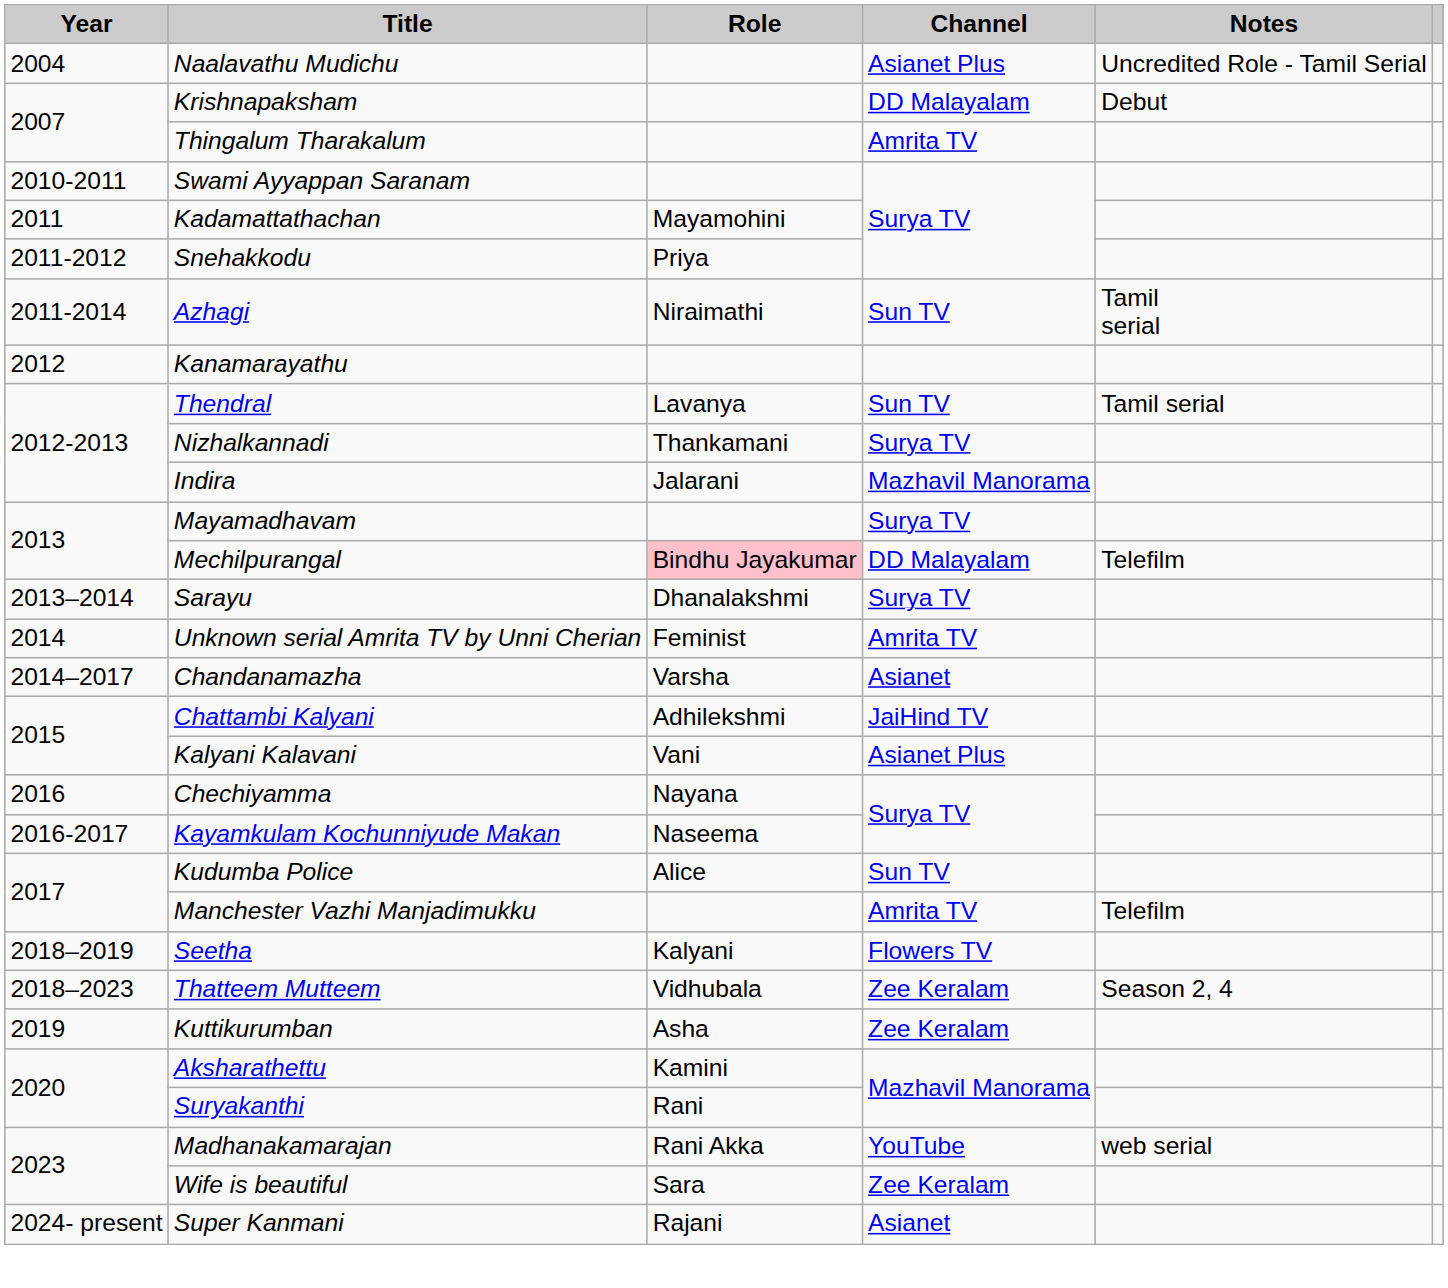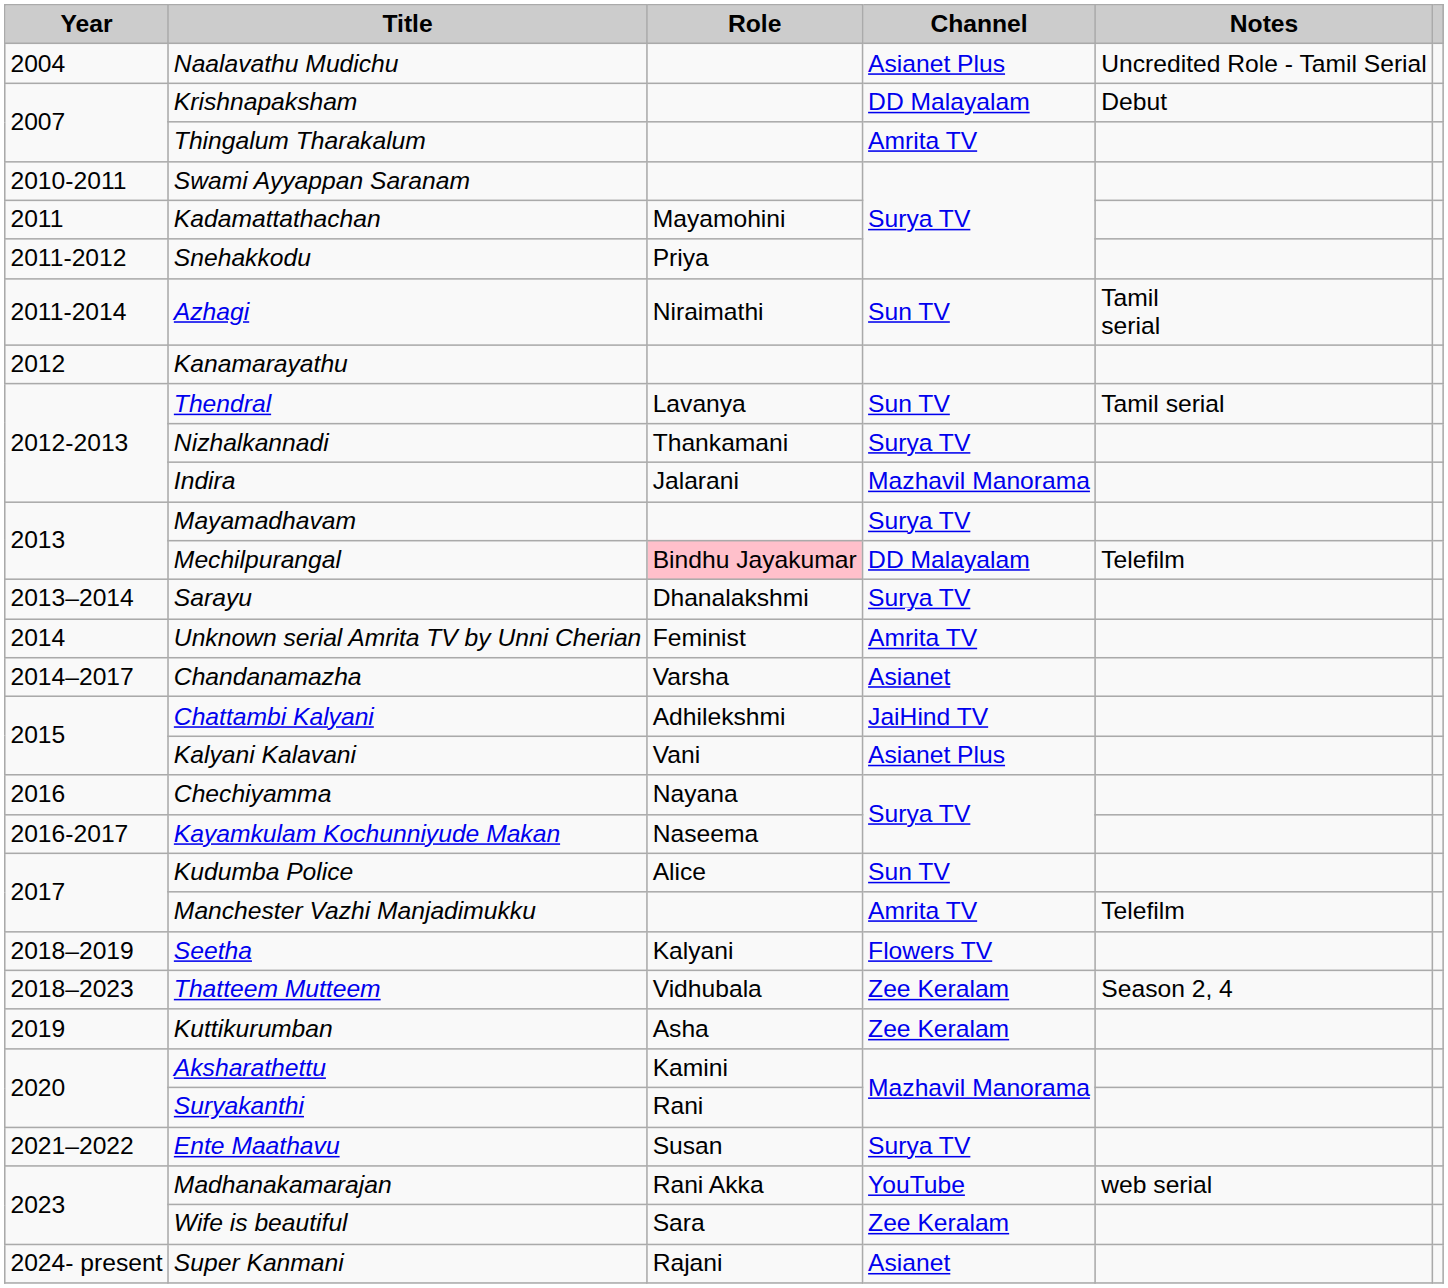+ row: (257, 1145)
